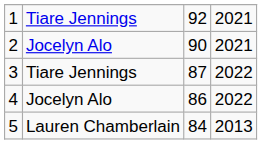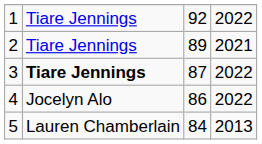(234, 18) 2021 -> (234, 18) 2022
(69, 45) Jocelyn Alo -> (81, 45) Tiare Jennings
(197, 45) 90 -> (197, 45) 89
(81, 72) normal -> (86, 72) bold
